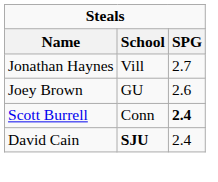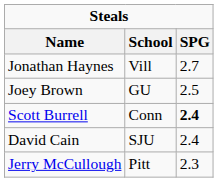(182, 90) 2.6 -> (189, 90) 2.5
(135, 139) bold -> (142, 139) normal
+ row: (65, 164)
